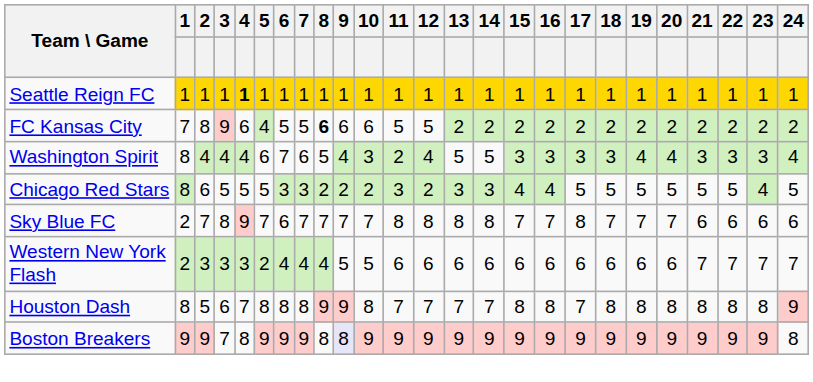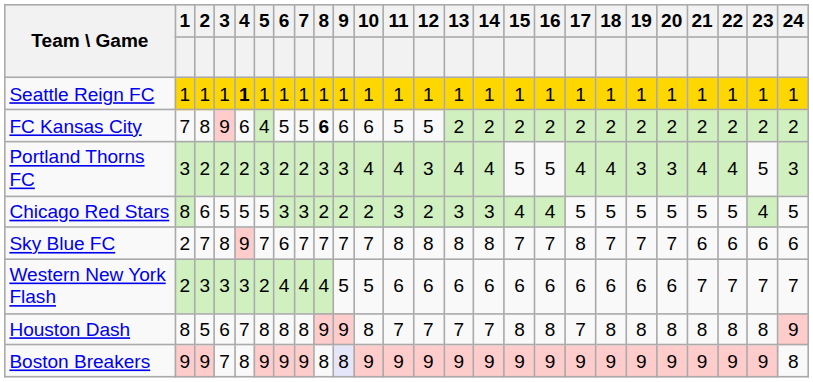+ row: (77, 168)
- row: (84, 157)
